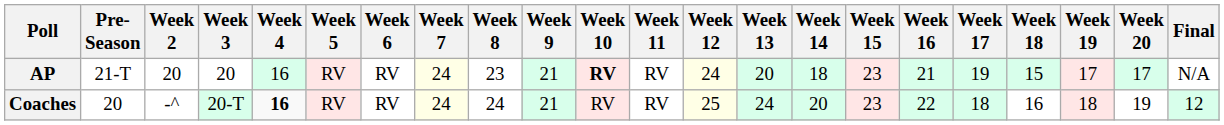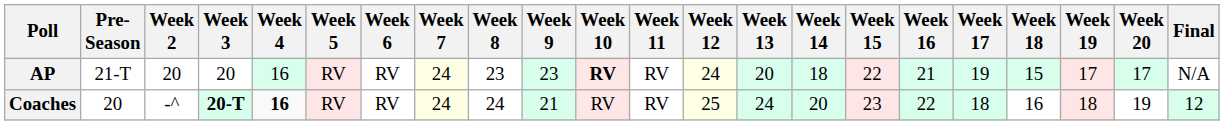(549, 73) 21 -> (549, 73) 23
(872, 73) 23 -> (872, 73) 22
(226, 104) normal -> (226, 104) bold
